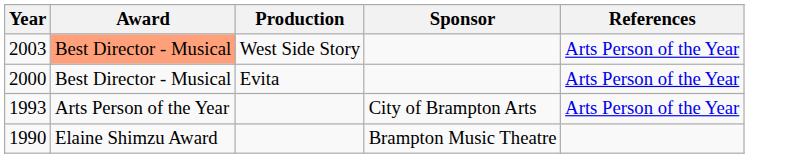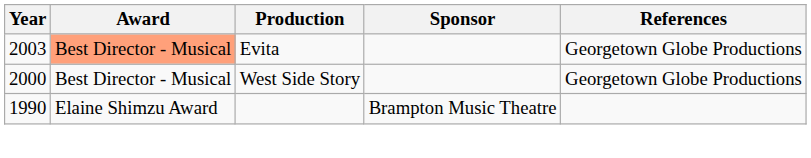(300, 49) West Side Story -> (260, 49) Evita
(652, 49) Arts Person of the Year -> (683, 49) Georgetown Globe Productions
(260, 78) Evita -> (300, 78) West Side Story
(652, 78) Arts Person of the Year -> (683, 78) Georgetown Globe Productions
- row: (28, 108)
